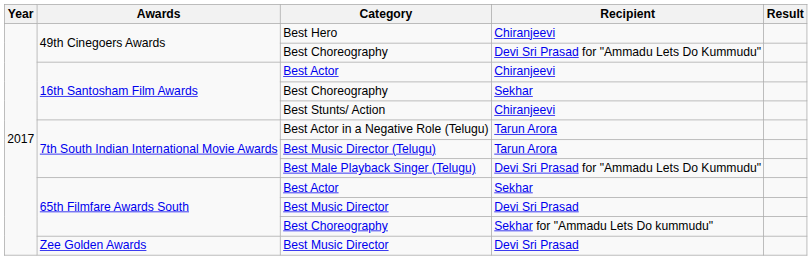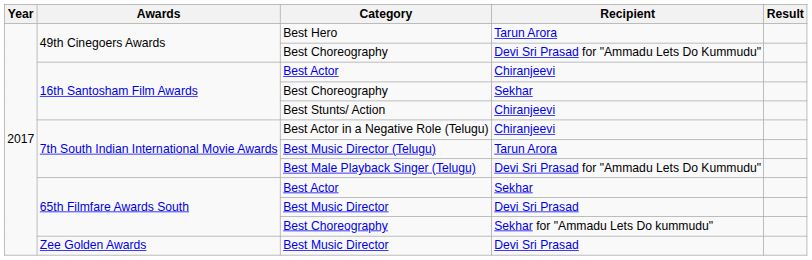(525, 33) Chiranjeevi -> (526, 33) Tarun Arora
(526, 129) Tarun Arora -> (525, 129) Chiranjeevi
